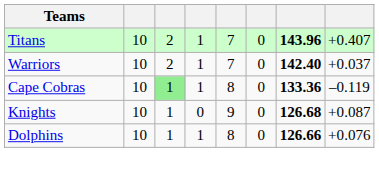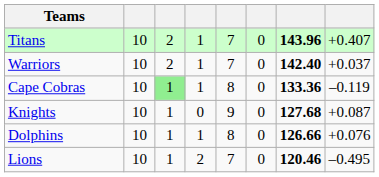(301, 111) 126.68 -> (301, 111) 127.68
+ row: (25, 159)
